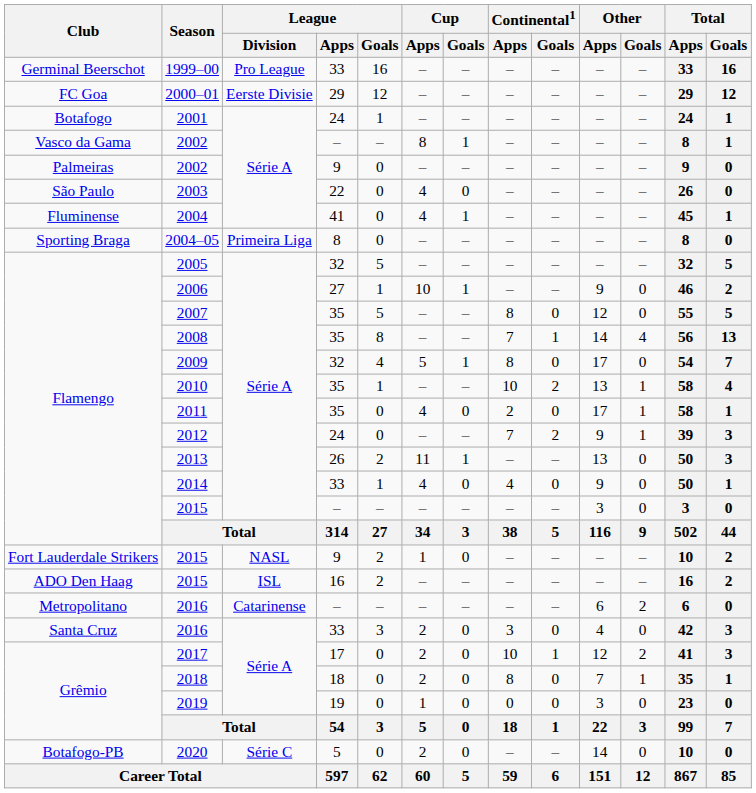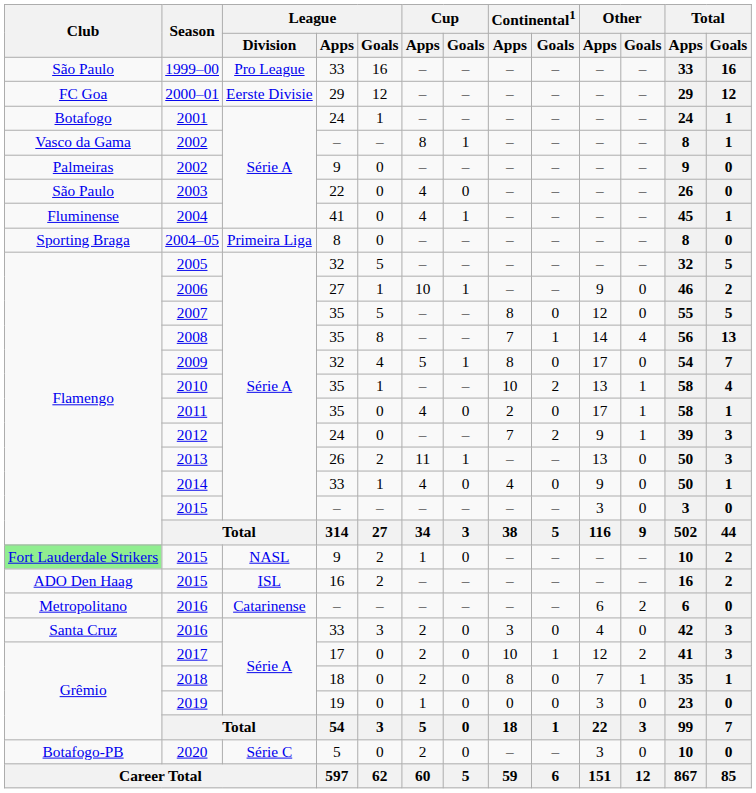(83, 69) Germinal Beerschot -> (83, 69) São Paulo
(83, 556) no background -> (83, 556) lightgreen background
(600, 751) 14 -> (600, 751) 3
